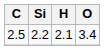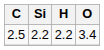(64, 34) 2.1 -> (64, 34) 2.2
